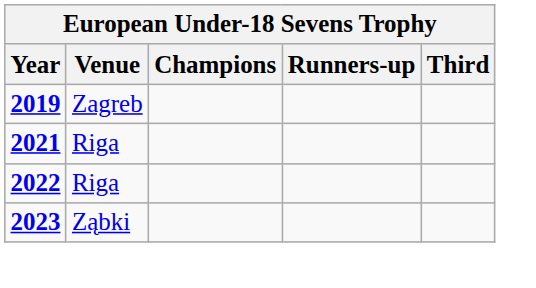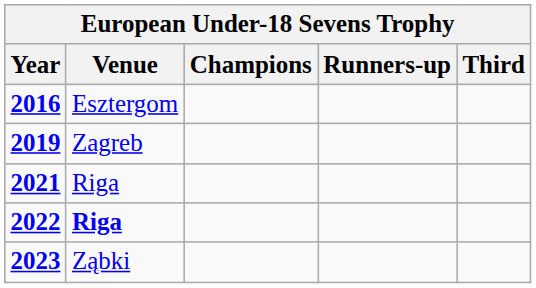+ row: (35, 103)
(96, 182) normal -> (97, 222) bold
